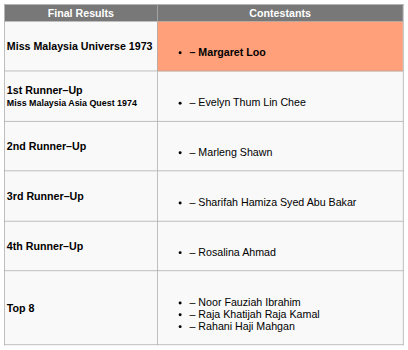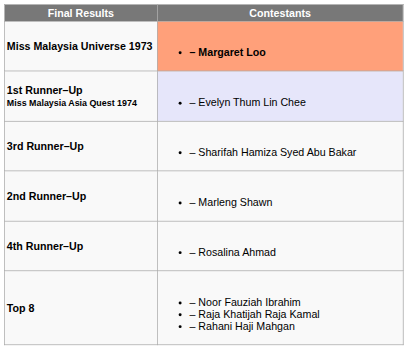(280, 102) no background -> (280, 102) lavender background
rows swapped: (47, 147) <-> (45, 197)
